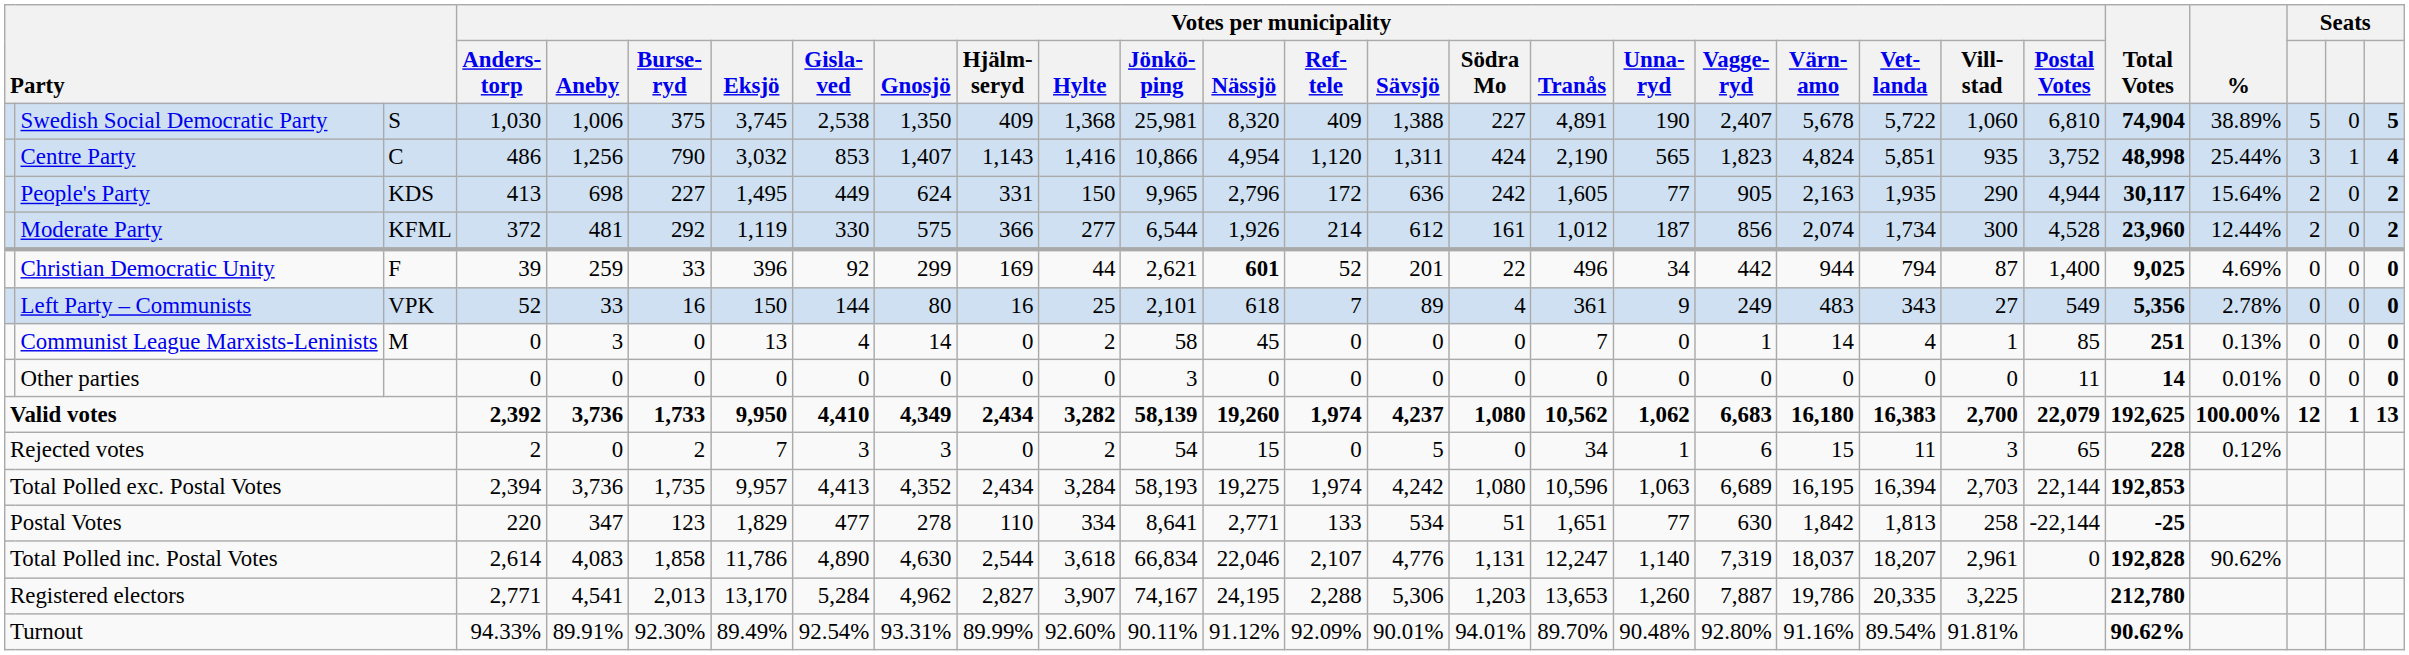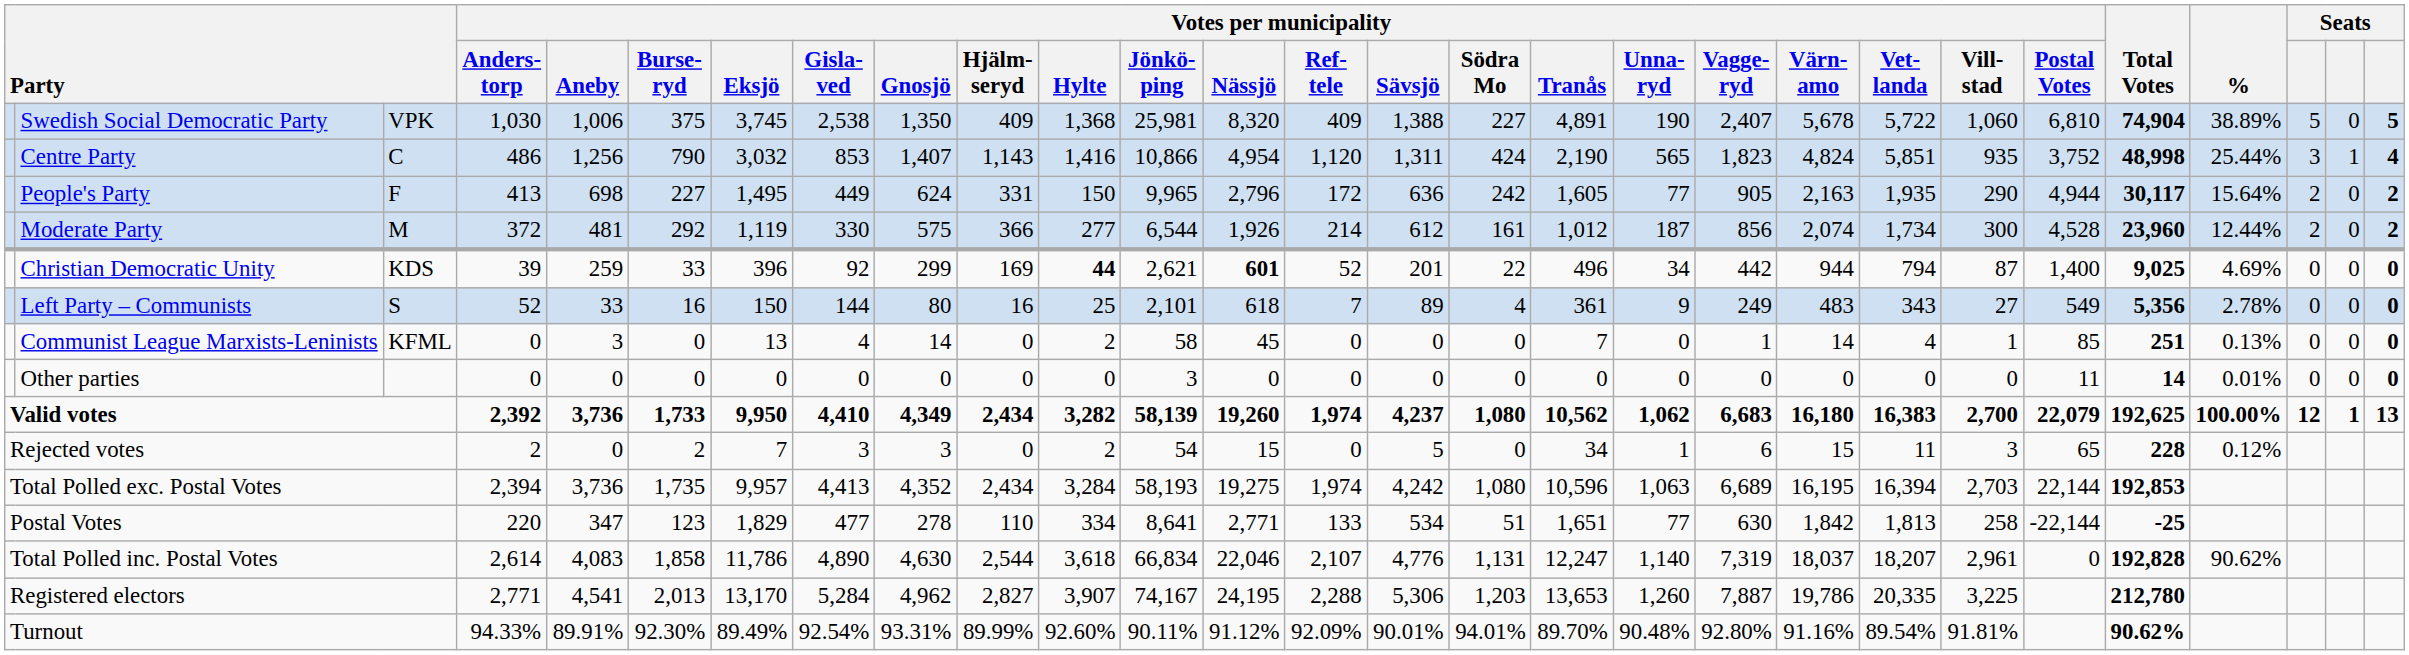(395, 120) S -> (411, 120) VPK
(411, 193) KDS -> (395, 193) F
(420, 229) KFML -> (398, 229) M
(395, 268) F -> (411, 268) KDS
(1104, 268) normal -> (1104, 268) bold
(411, 305) VPK -> (395, 305) S
(398, 341) M -> (420, 341) KFML
